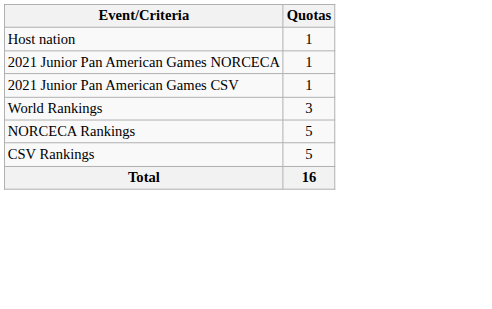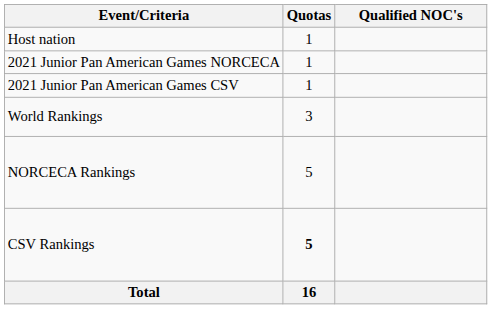+ column: (411, 16)
(309, 154) normal -> (309, 244) bold
